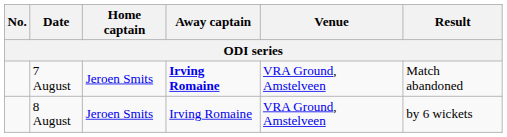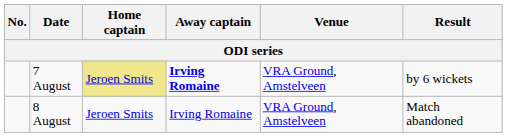(119, 78) no background -> (119, 78) khaki background
(435, 78) Match abandoned -> (439, 78) by 6 wickets
(439, 114) by 6 wickets -> (435, 114) Match abandoned
